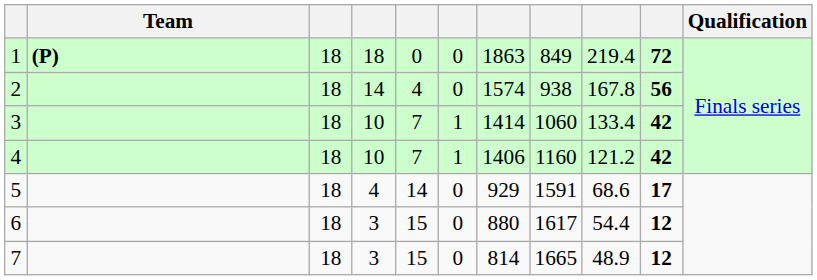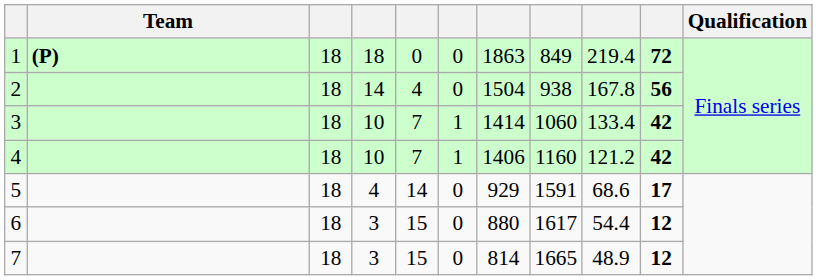(503, 88) 1574 -> (503, 88) 1504
